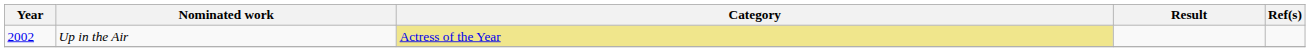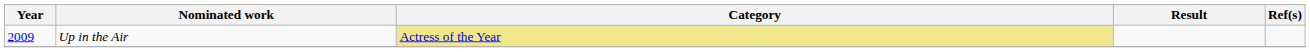(21, 36) 2002 -> (21, 36) 2009
